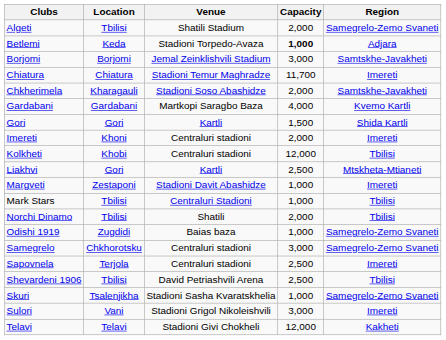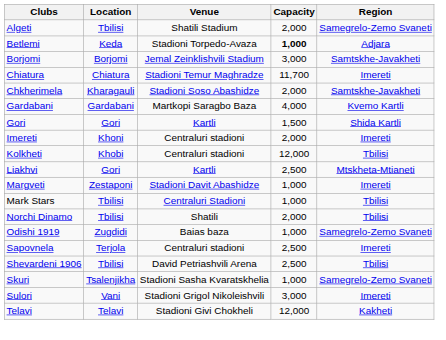- row: (31, 248)
